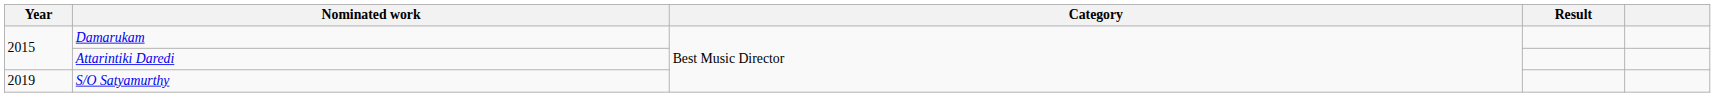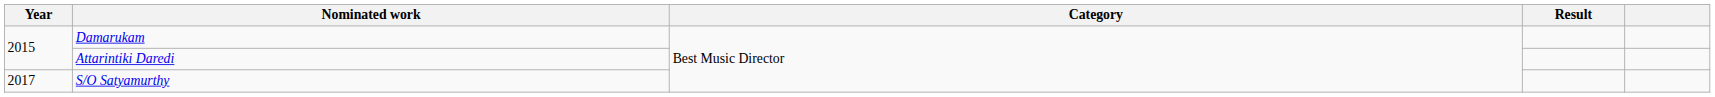(21, 80) 2019 -> (21, 80) 2017
